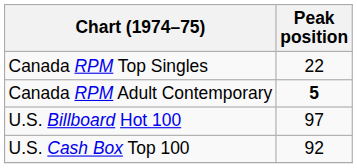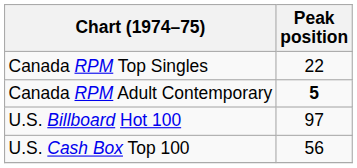(314, 148) 92 -> (314, 148) 56
